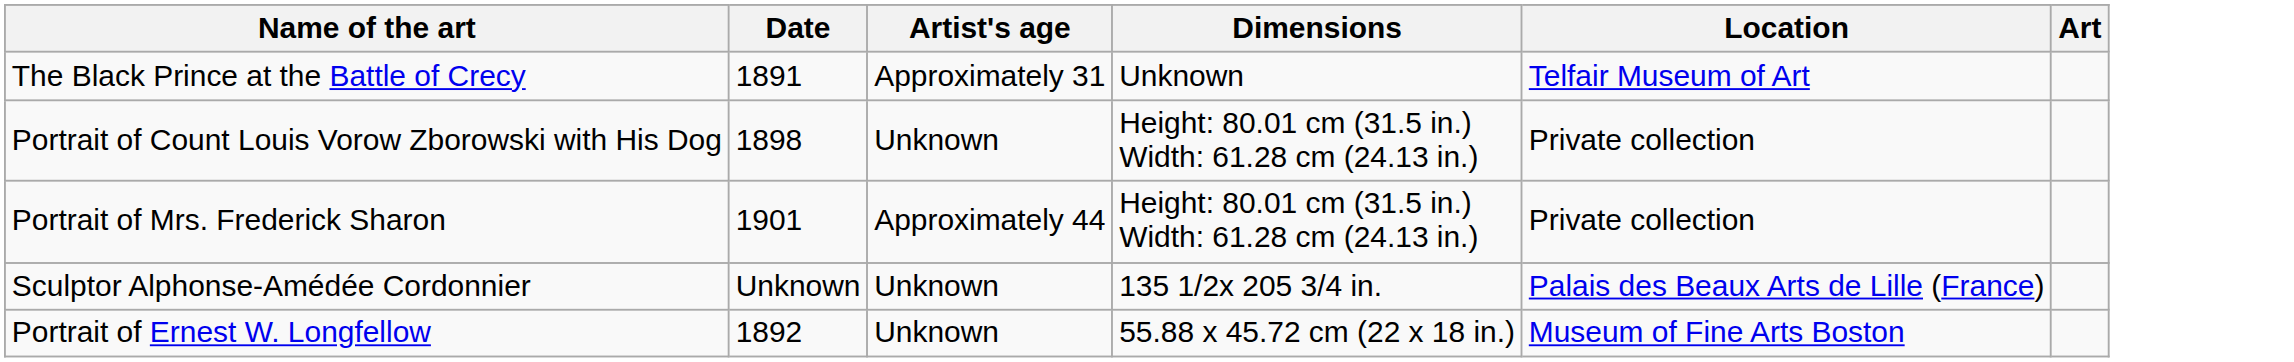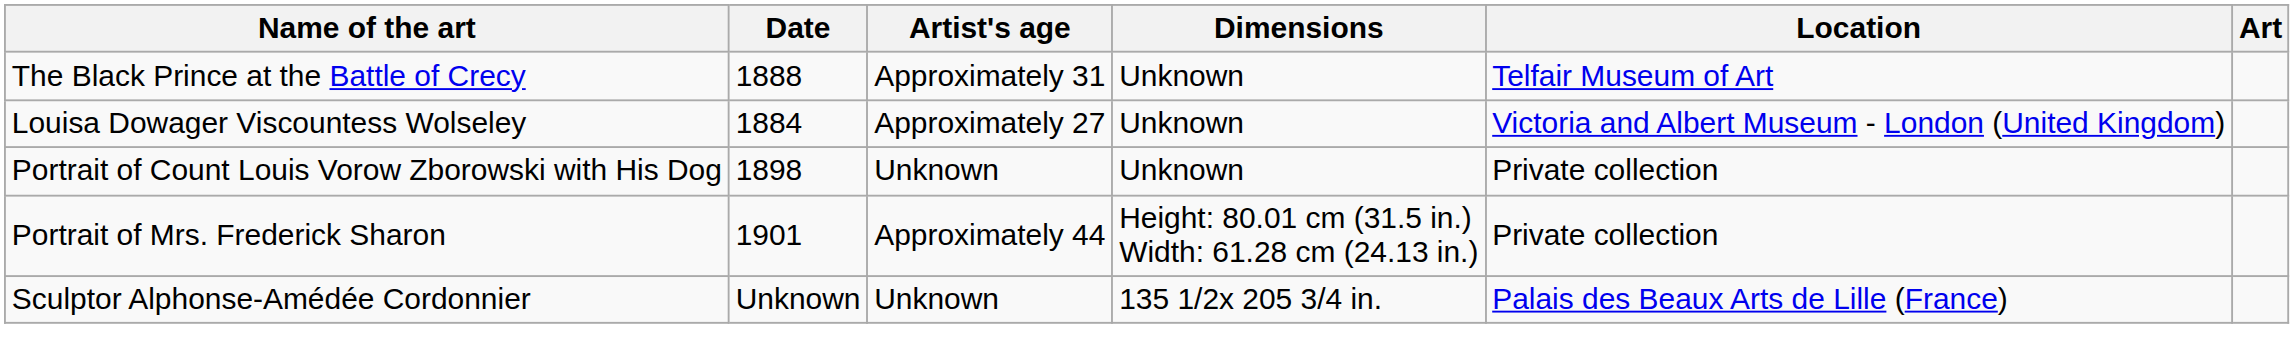(769, 75) 1891 -> (769, 75) 1888
+ row: (269, 123)
(1299, 139) Height: 80.01 cm (31.5 in.) Width: 61.28 cm (24.13 in.) -> (1182, 170) Unknown
- row: (221, 332)
